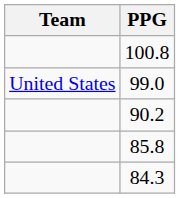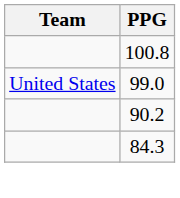- row: (147, 146)
